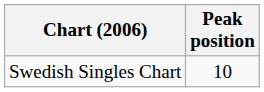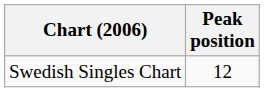(222, 71) 10 -> (222, 71) 12
